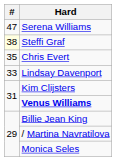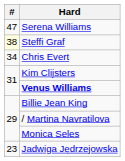(12, 57) 35 -> (12, 57) 34
- row: (62, 73)
+ row: (70, 149)
